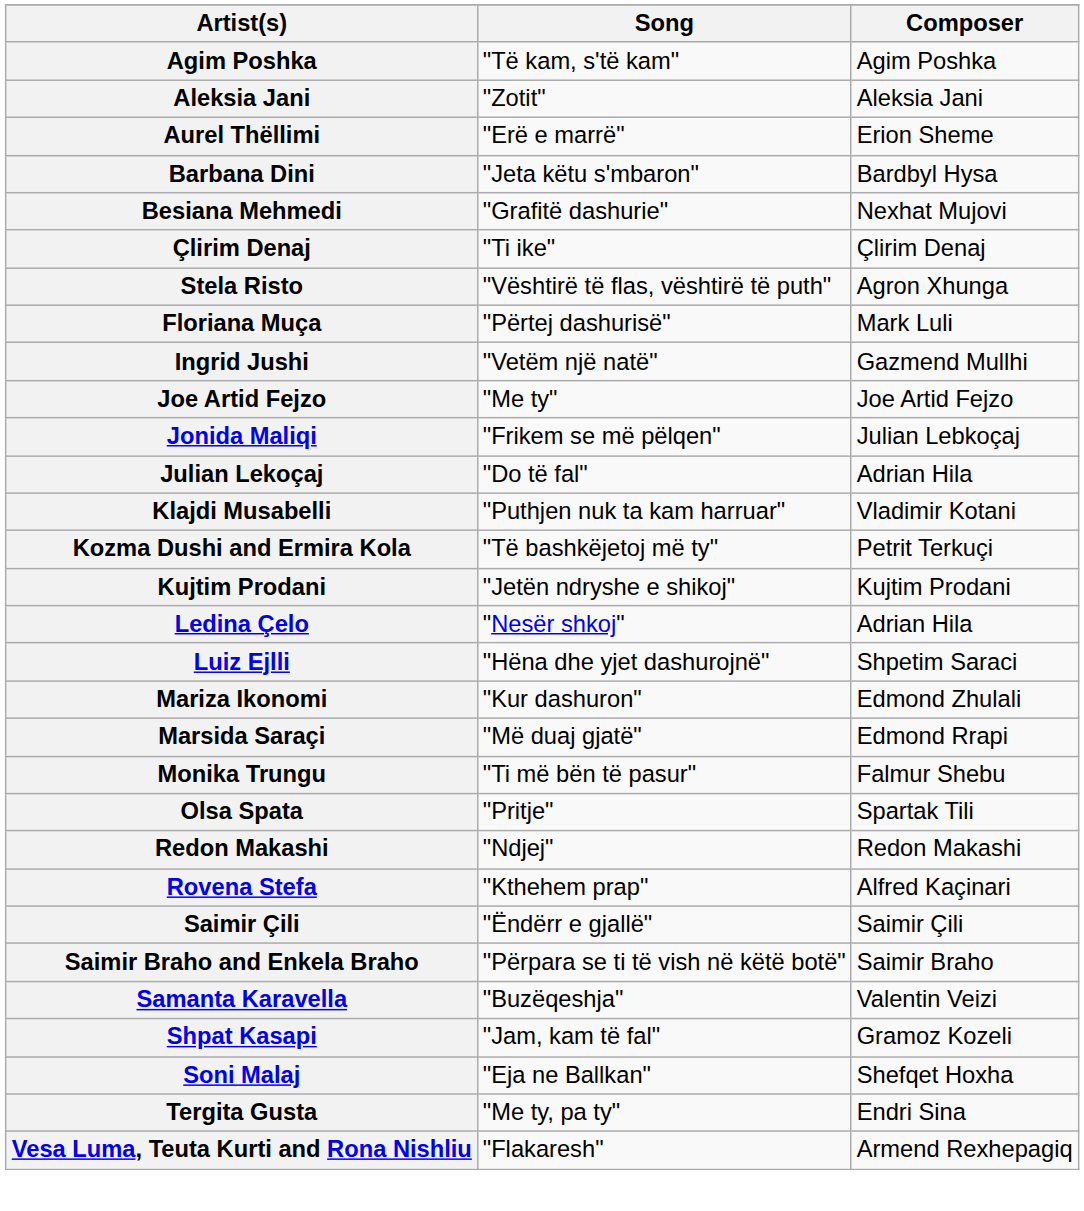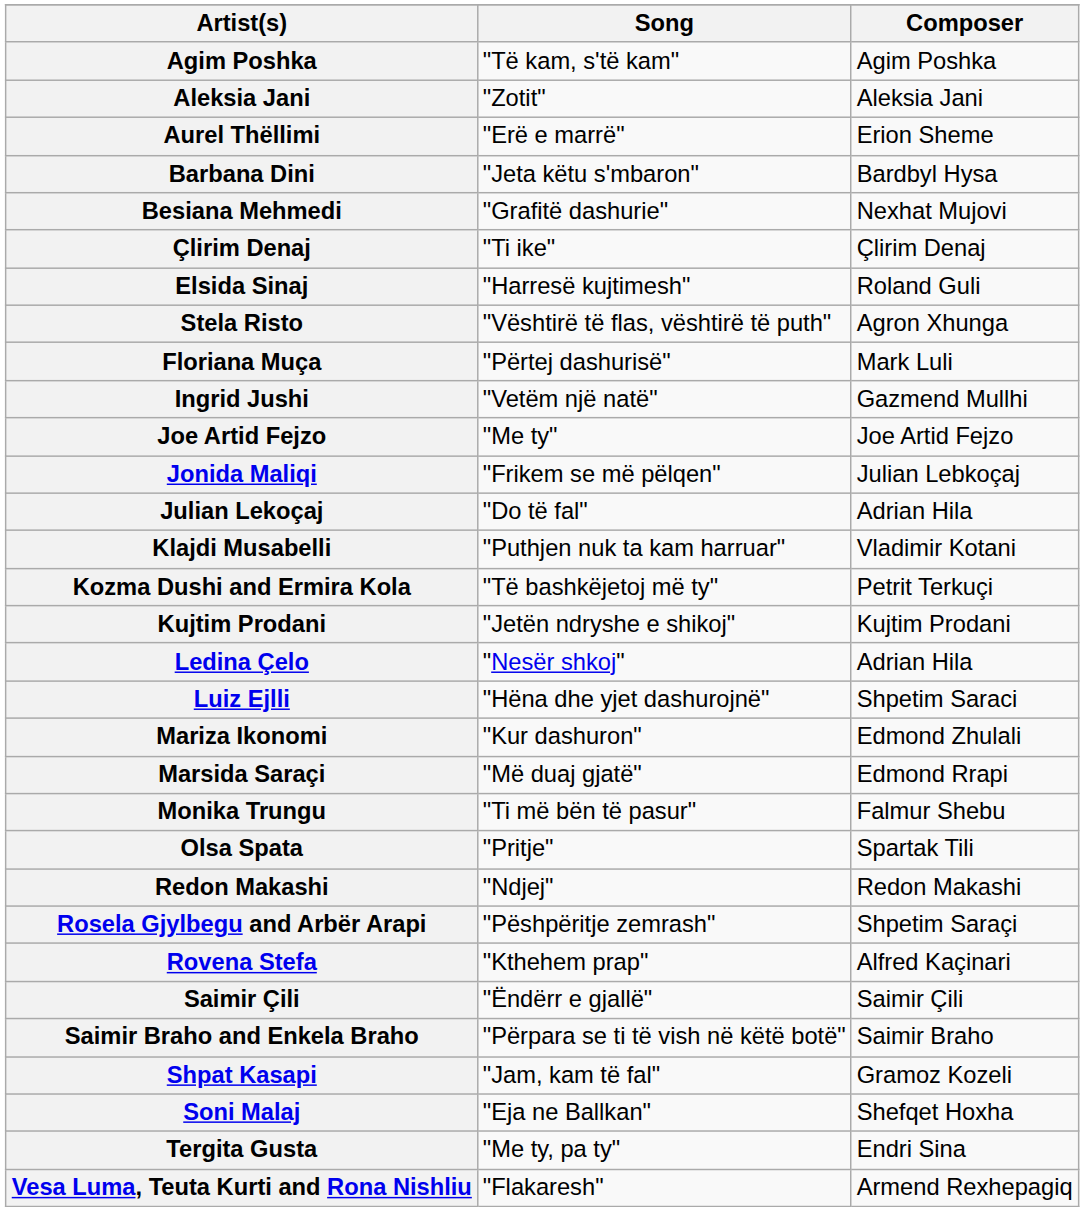+ row: (242, 286)
+ row: (242, 924)
- row: (242, 999)
